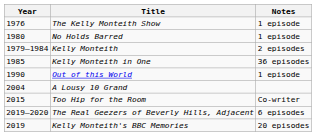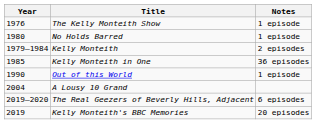- row: (99, 100)
